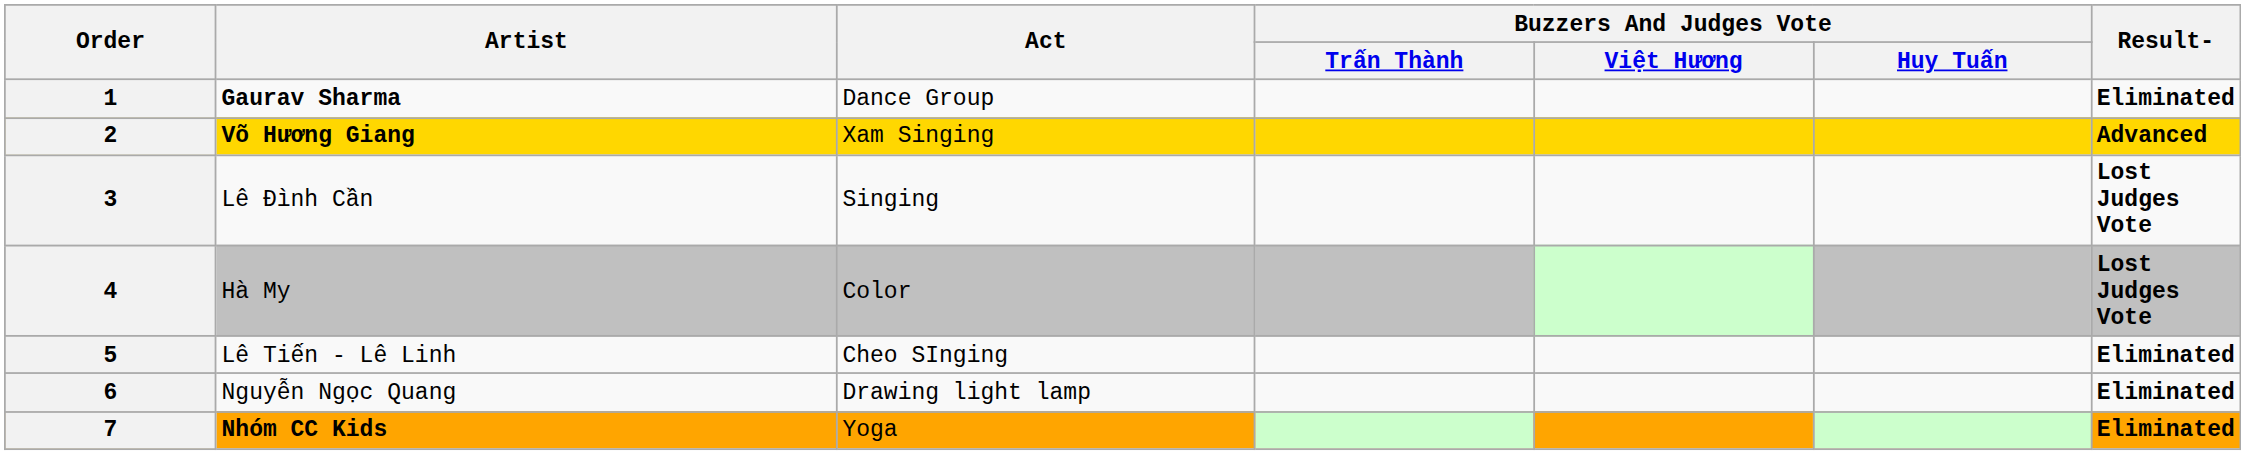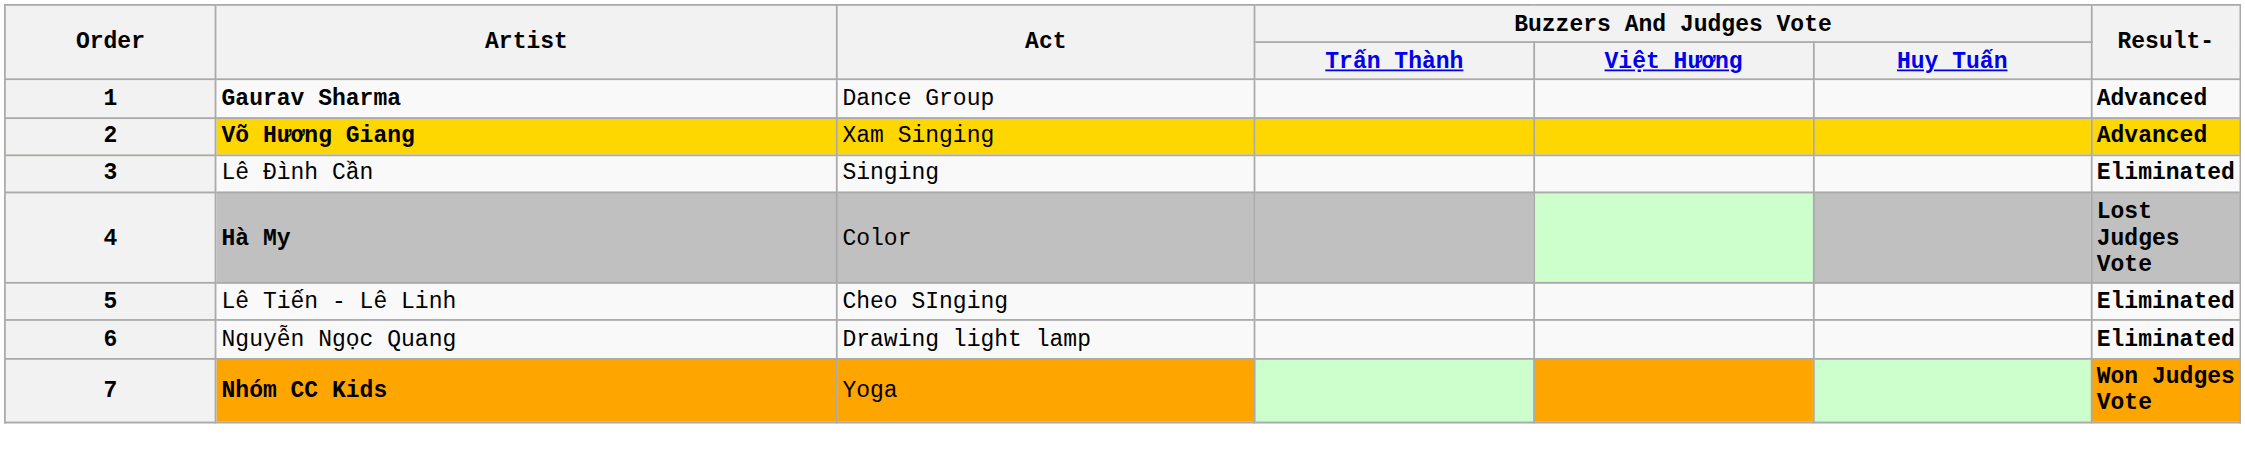(2166, 99) Eliminated -> (2152, 99) Advanced
(2138, 200) Lost Judges Vote -> (2166, 174) Eliminated
(256, 291) normal -> (256, 238) bold
(2166, 430) Eliminated -> (2166, 390) Won Judges Vote
